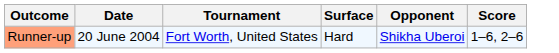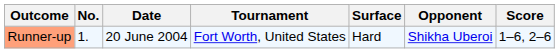+ column: (88, 14)
